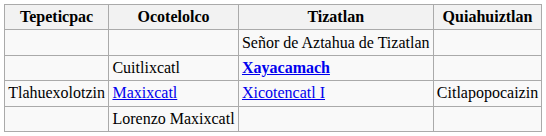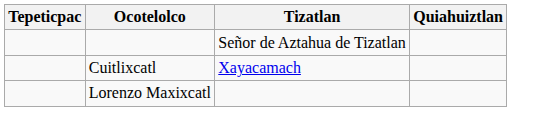(286, 67) bold -> (260, 67) normal
- row: (145, 93)
